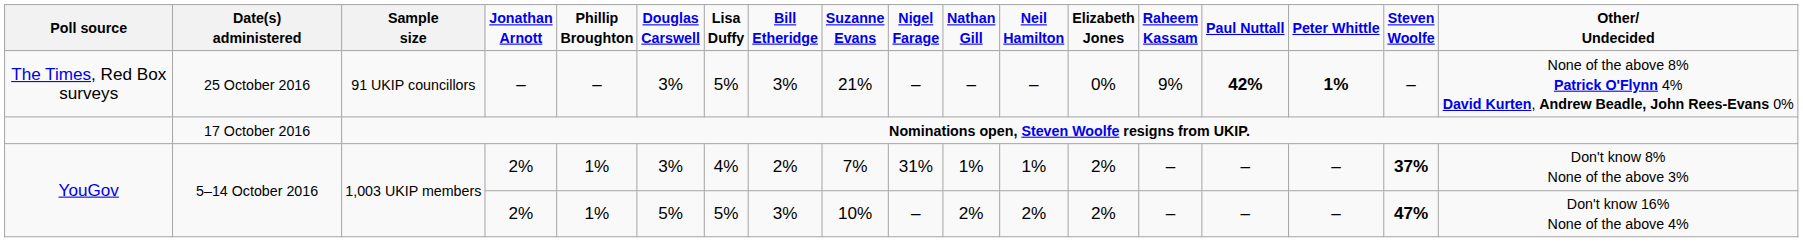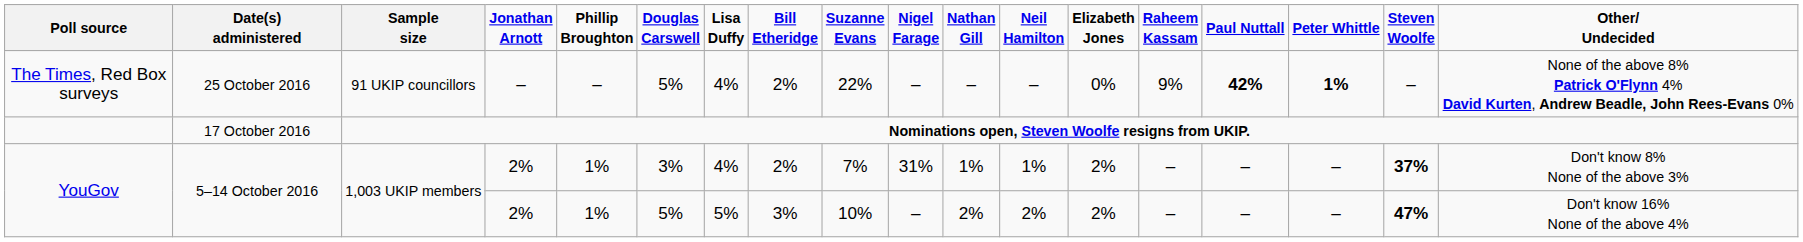(671, 83) 3% -> (671, 83) 5%
(726, 83) 5% -> (726, 83) 4%
(785, 83) 3% -> (785, 83) 2%
(855, 83) 21% -> (855, 83) 22%
